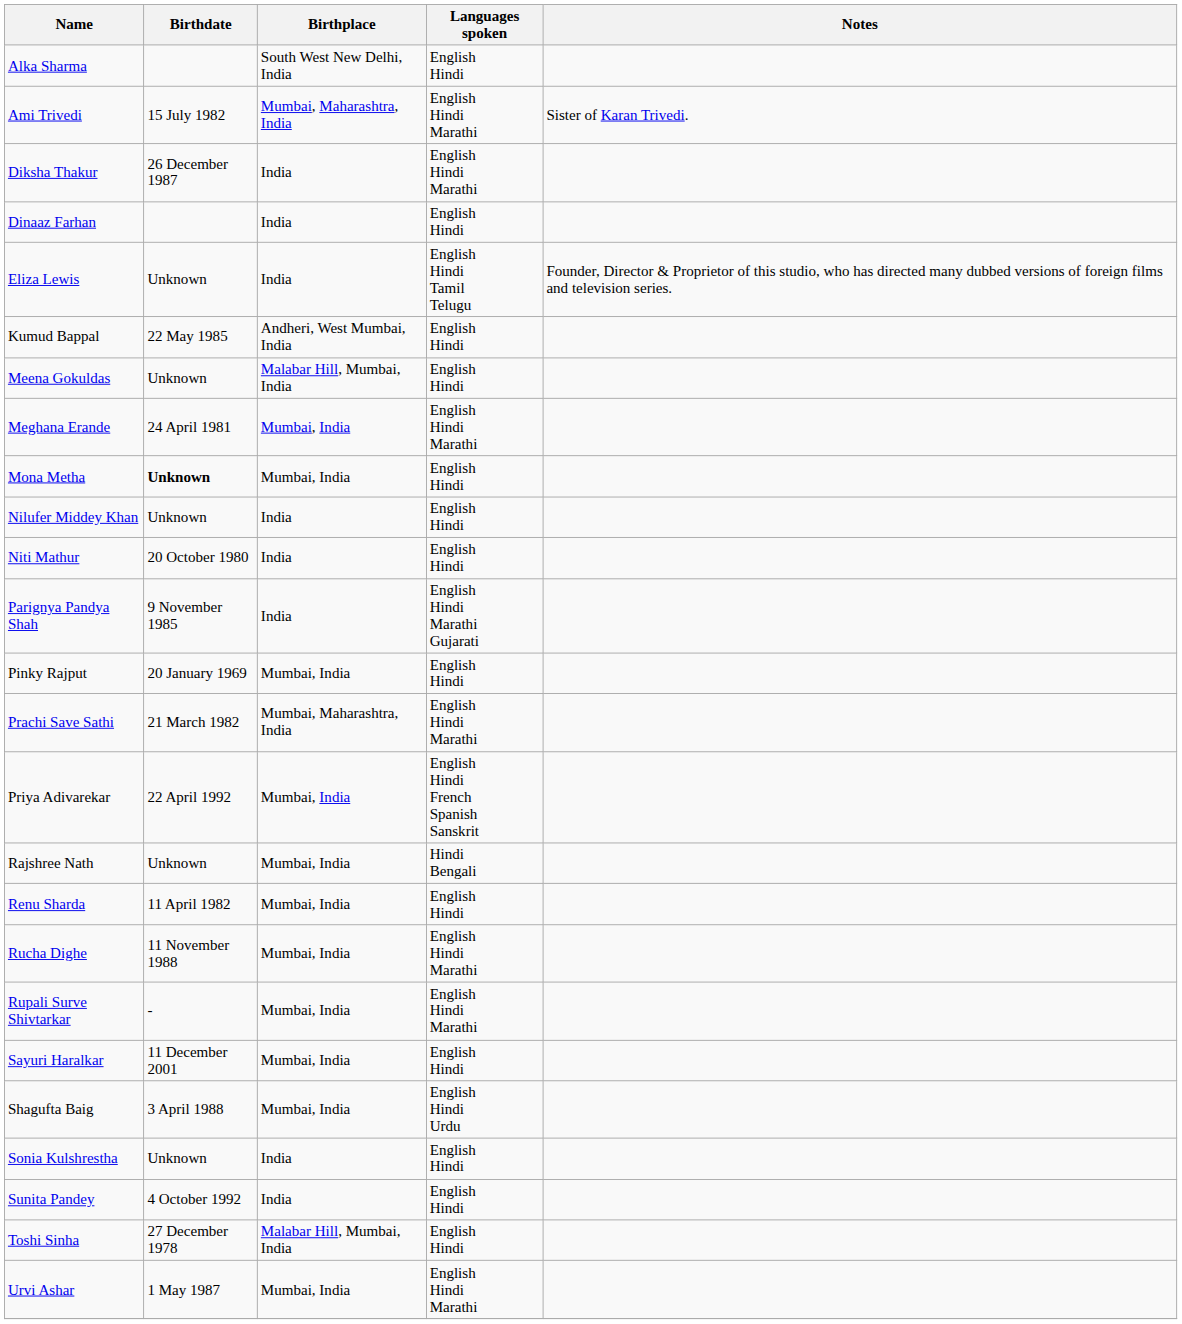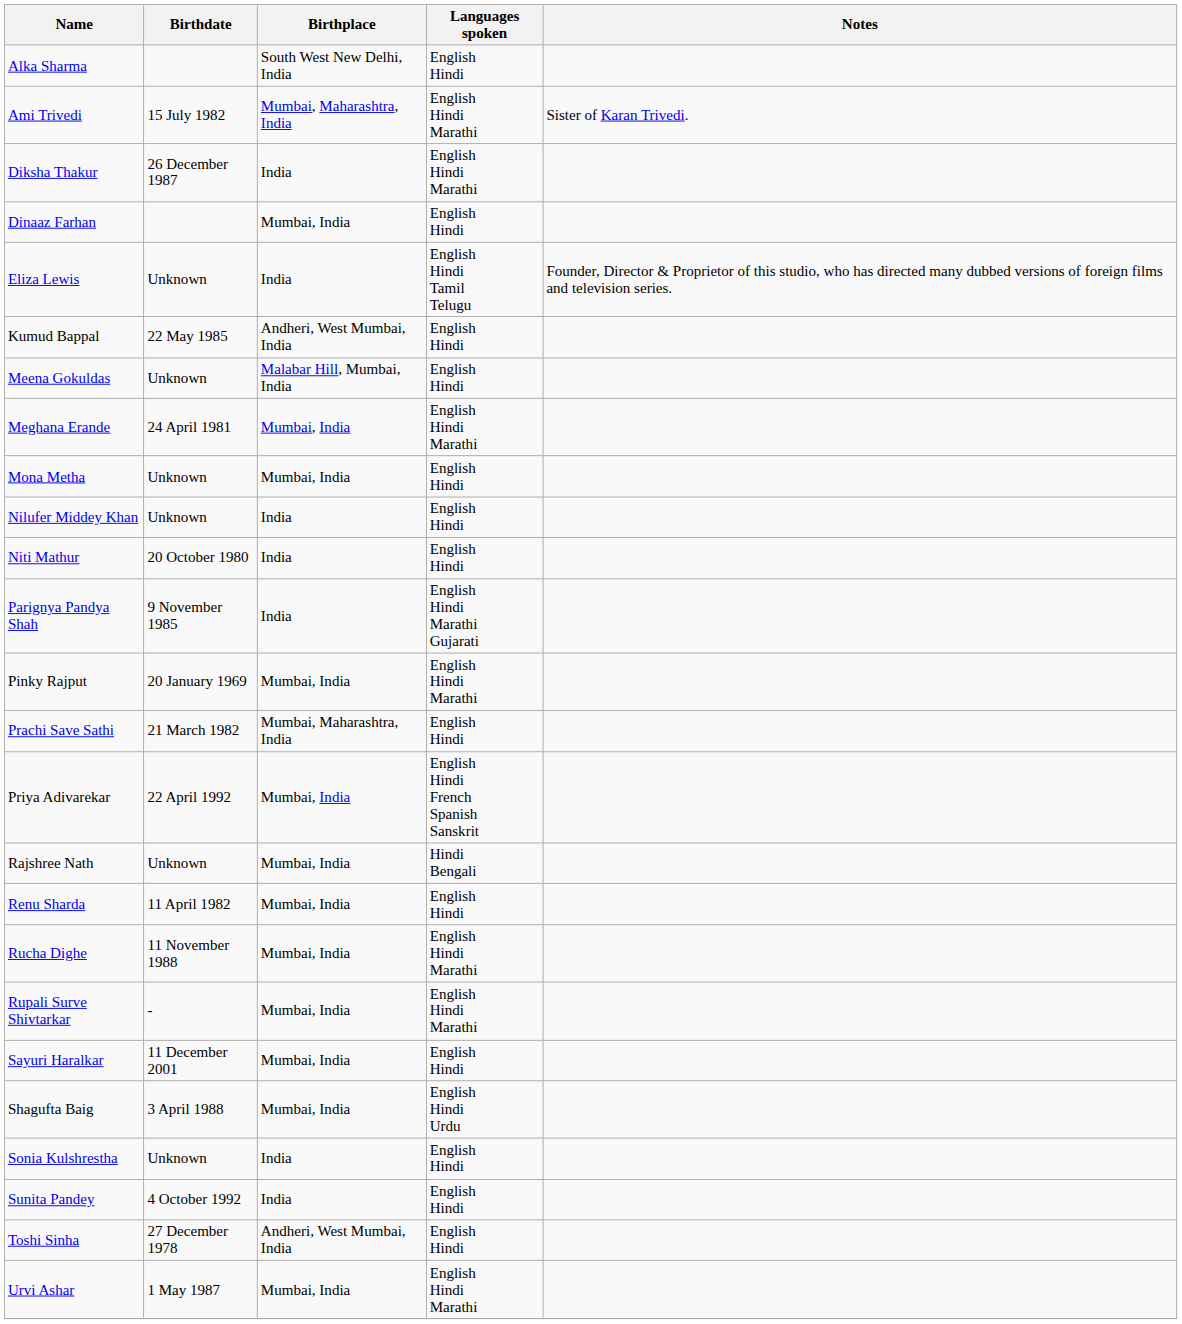(276, 221) India -> (306, 221) Mumbai, India
(179, 476) bold -> (177, 476) normal
(453, 673) English Hindi -> (454, 681) English Hindi Marathi
(454, 722) English Hindi Marathi -> (453, 731) English Hindi
(331, 1240) Malabar Hill, Mumbai, India -> (333, 1240) Andheri, West Mumbai, India
